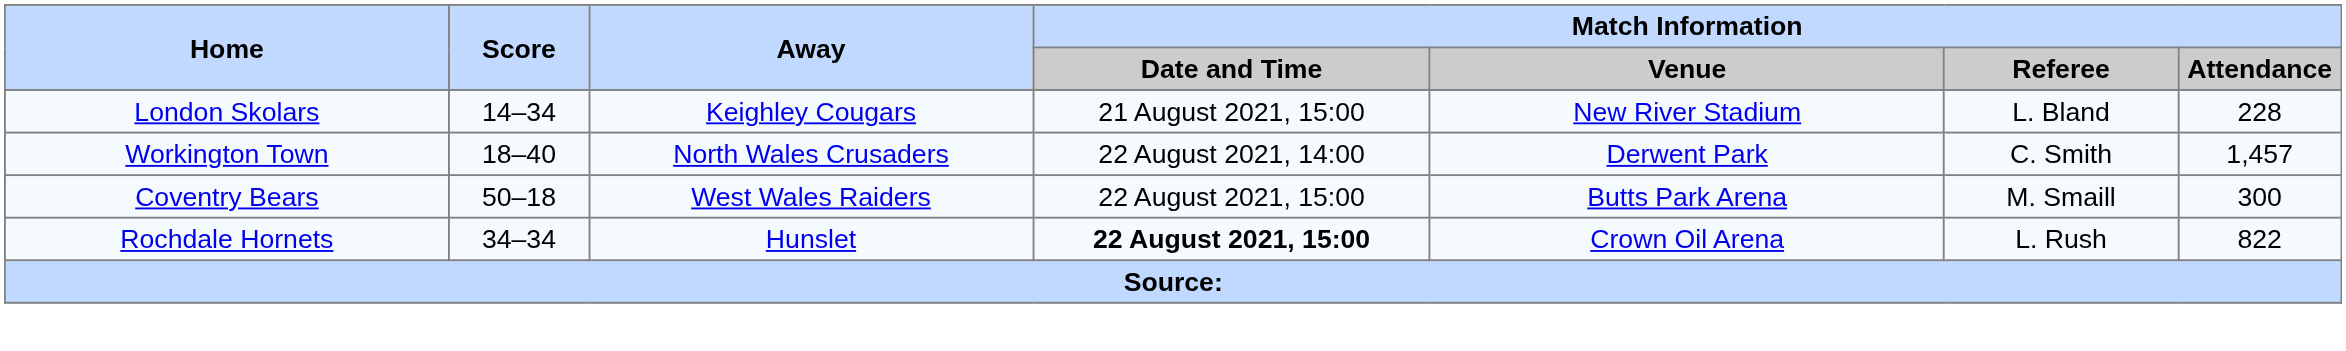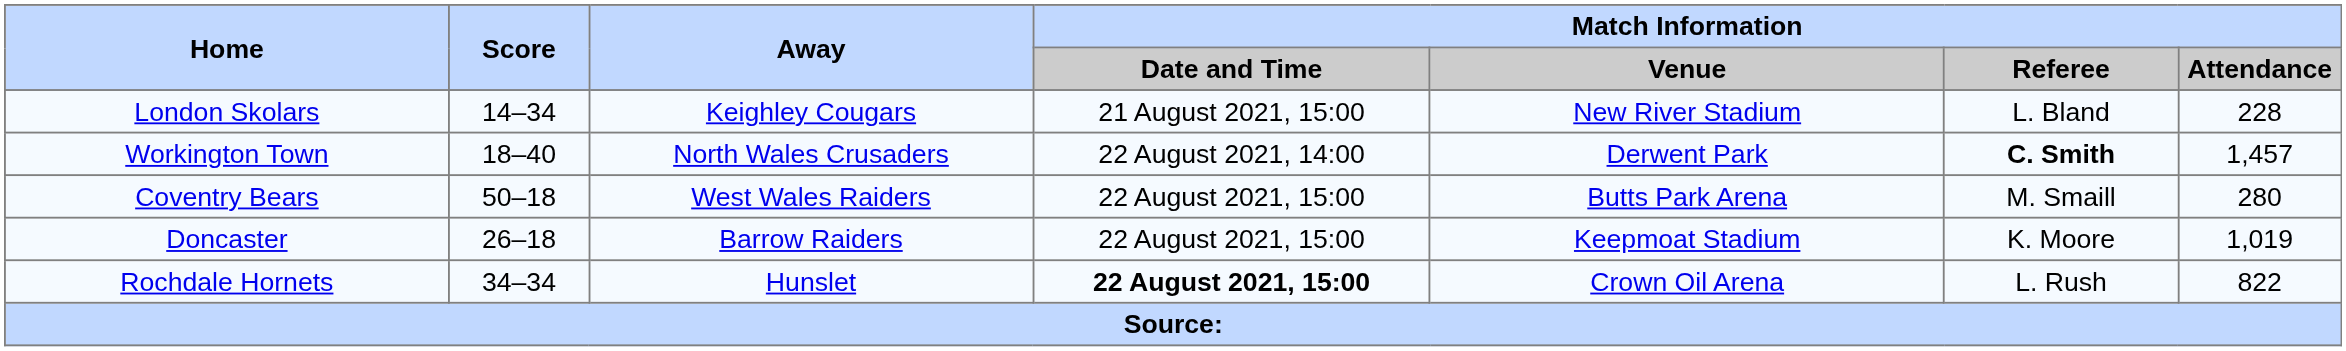(2061, 154) normal -> (2061, 154) bold
(2260, 196) 300 -> (2260, 196) 280
+ row: (227, 239)
